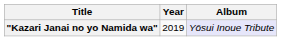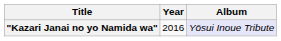(173, 28) 2019 -> (173, 28) 2016
